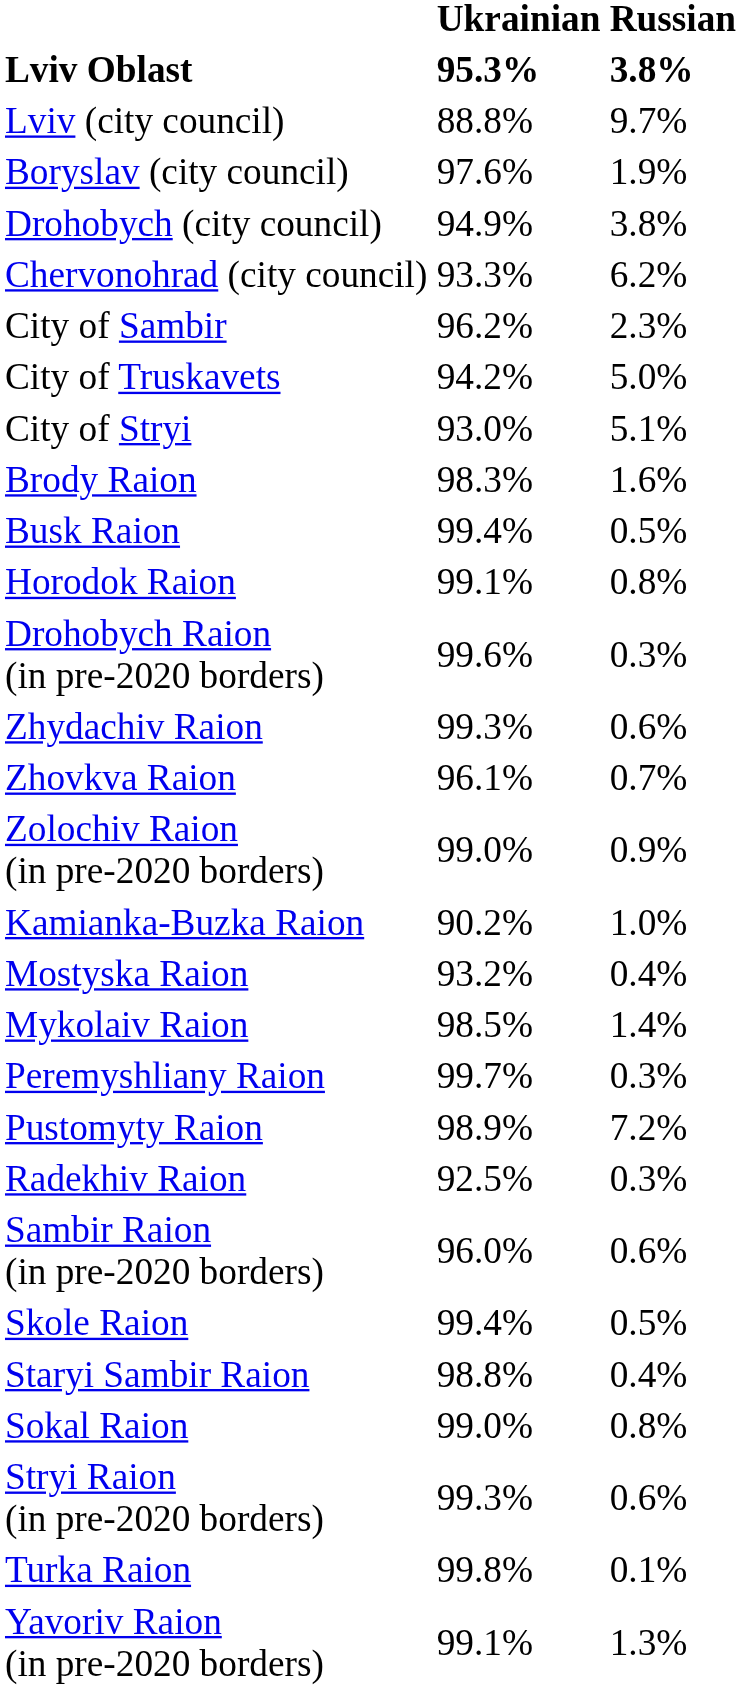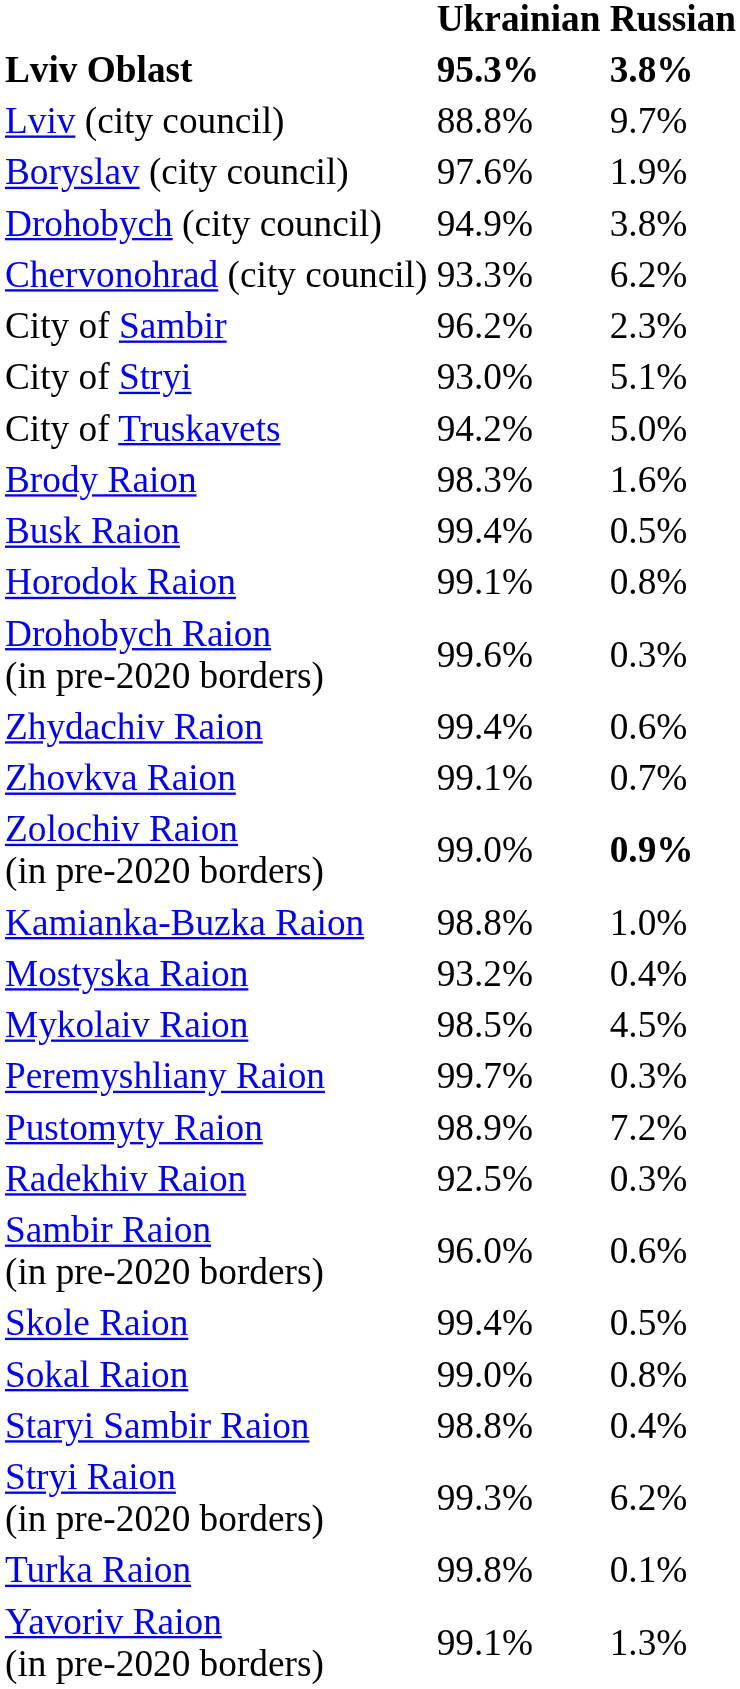rows swapped: (98, 428) <-> (143, 377)
(485, 726) 99.3% -> (485, 726) 99.4%
(485, 777) 96.1% -> (485, 777) 99.1%
(649, 850) normal -> (652, 850) bold
(485, 922) 90.2% -> (485, 922) 98.8%
(649, 1024) 1.4% -> (649, 1024) 4.5%
rows swapped: (97, 1425) <-> (157, 1374)
(649, 1497) 0.6% -> (649, 1497) 6.2%
